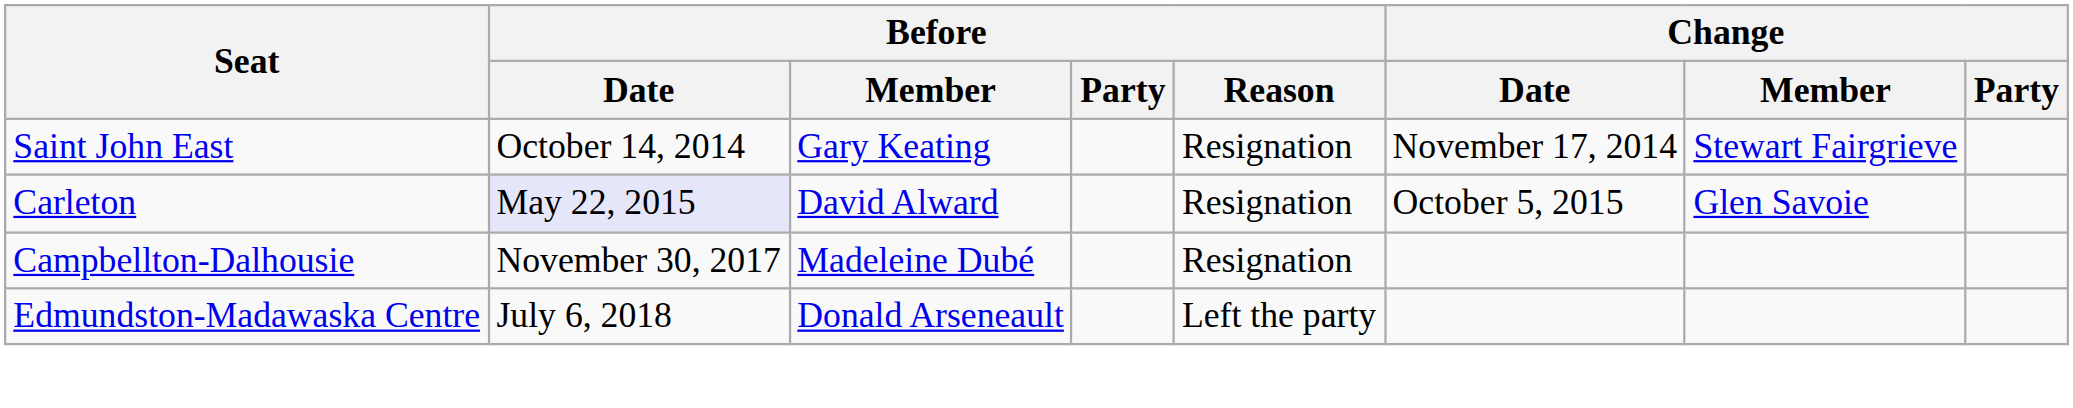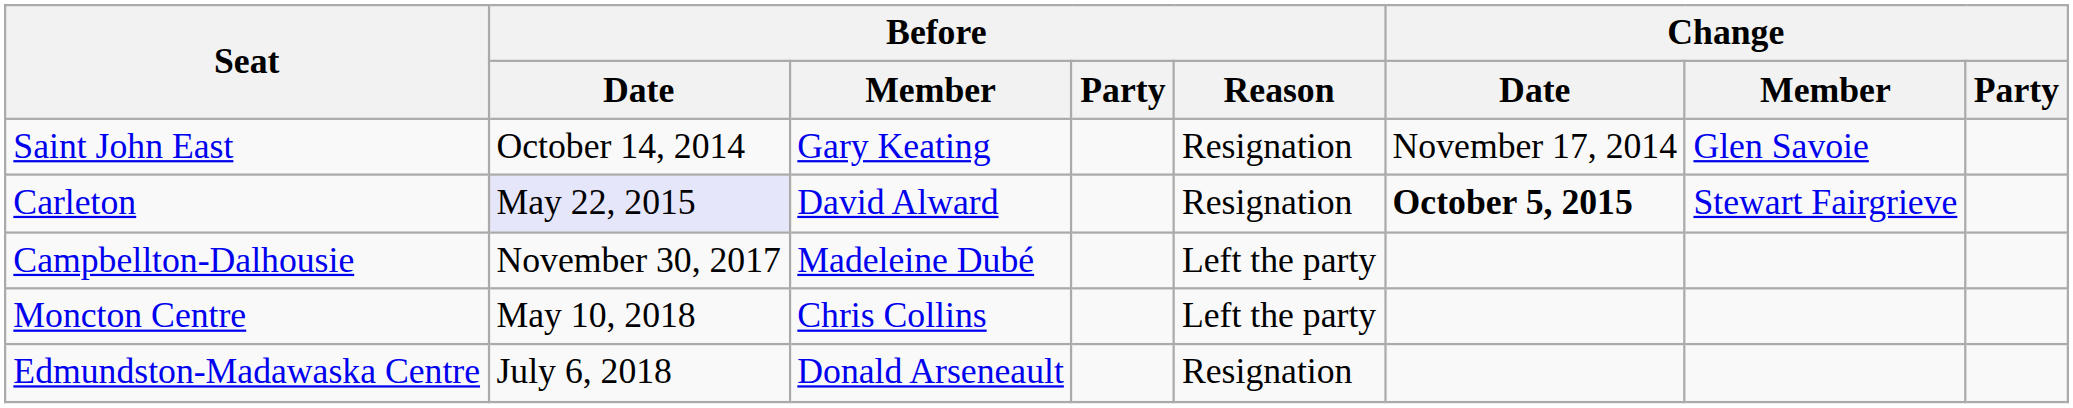(1825, 145) Stewart Fairgrieve -> (1781, 145) Glen Savoie
(1508, 202) normal -> (1513, 202) bold
(1781, 202) Glen Savoie -> (1825, 202) Stewart Fairgrieve
(1267, 259) Resignation -> (1279, 259) Left the party
+ row: (130, 315)
(1279, 315) Left the party -> (1267, 372) Resignation
